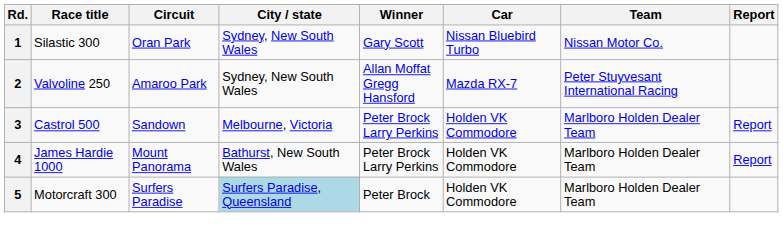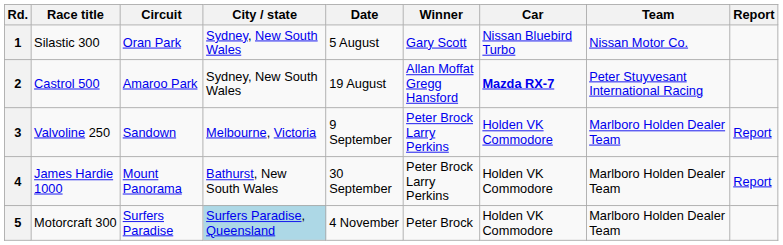+ column: (365, 15)
(72, 84) Valvoline 250 -> (67, 84) Castrol 500
(482, 84) normal -> (518, 84) bold
(67, 126) Castrol 500 -> (72, 133) Valvoline 250
